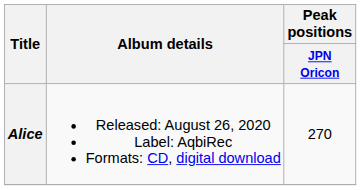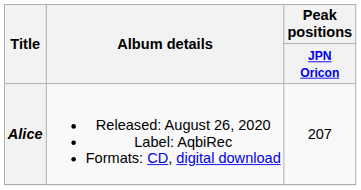(320, 134) 270 -> (320, 134) 207
